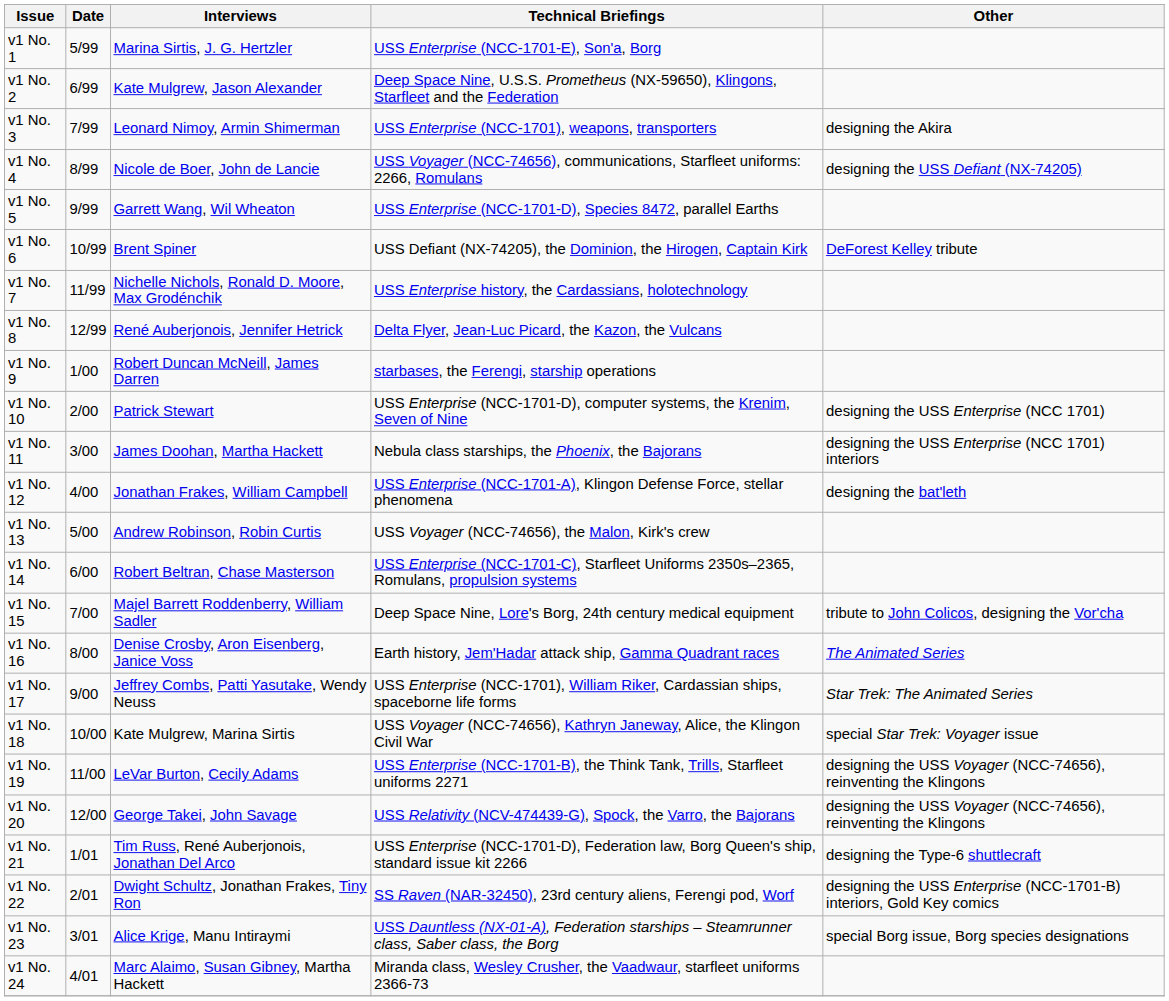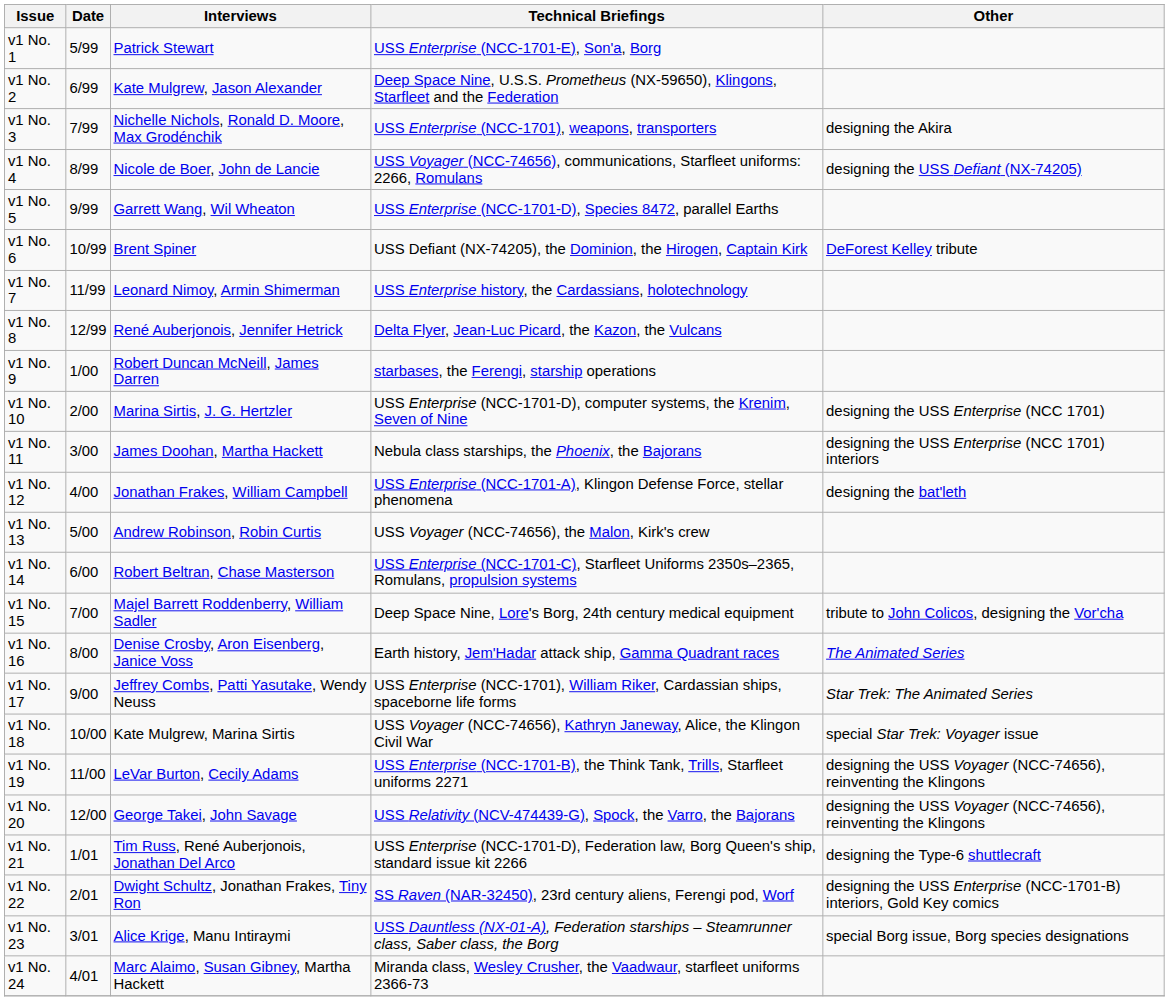(203, 48) Marina Sirtis, J. G. Hertzler -> (164, 48) Patrick Stewart
(227, 128) Leonard Nimoy, Armin Shimerman -> (229, 128) Nichelle Nichols, Ronald D. Moore, Max Grodénchik
(229, 290) Nichelle Nichols, Ronald D. Moore, Max Grodénchik -> (227, 290) Leonard Nimoy, Armin Shimerman
(164, 411) Patrick Stewart -> (203, 411) Marina Sirtis, J. G. Hertzler
